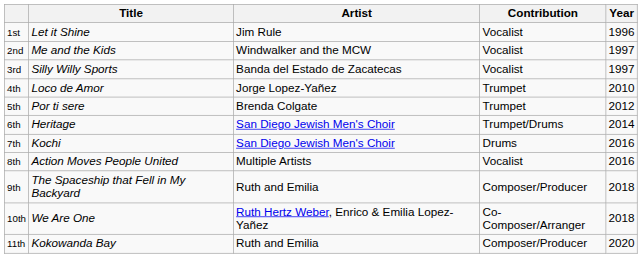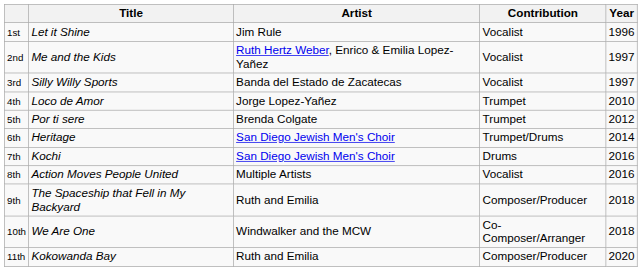(304, 50) Windwalker and the MCW -> (345, 57) Ruth Hertz Weber, Enrico & Emilia Lopez-Yañez
(345, 218) Ruth Hertz Weber, Enrico & Emilia Lopez-Yañez -> (304, 231) Windwalker and the MCW
